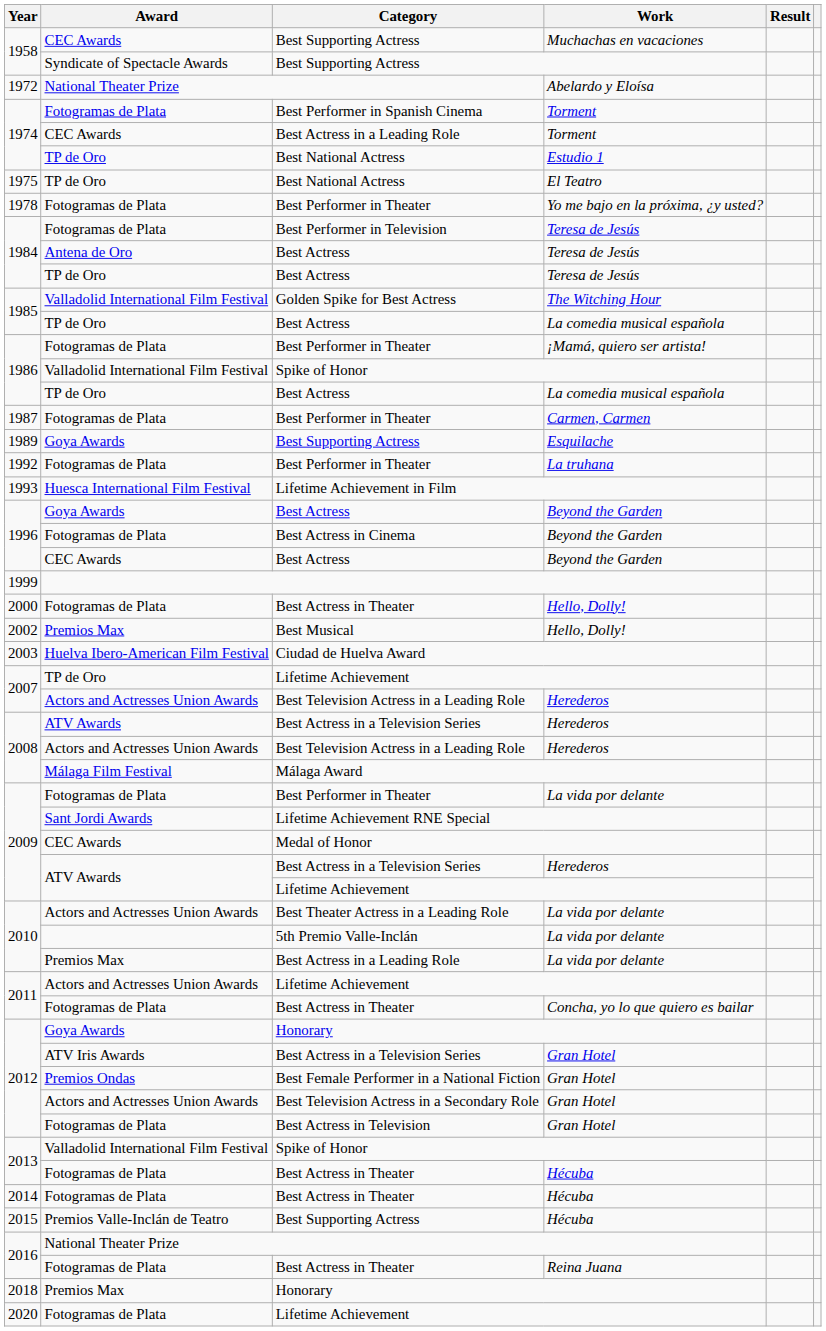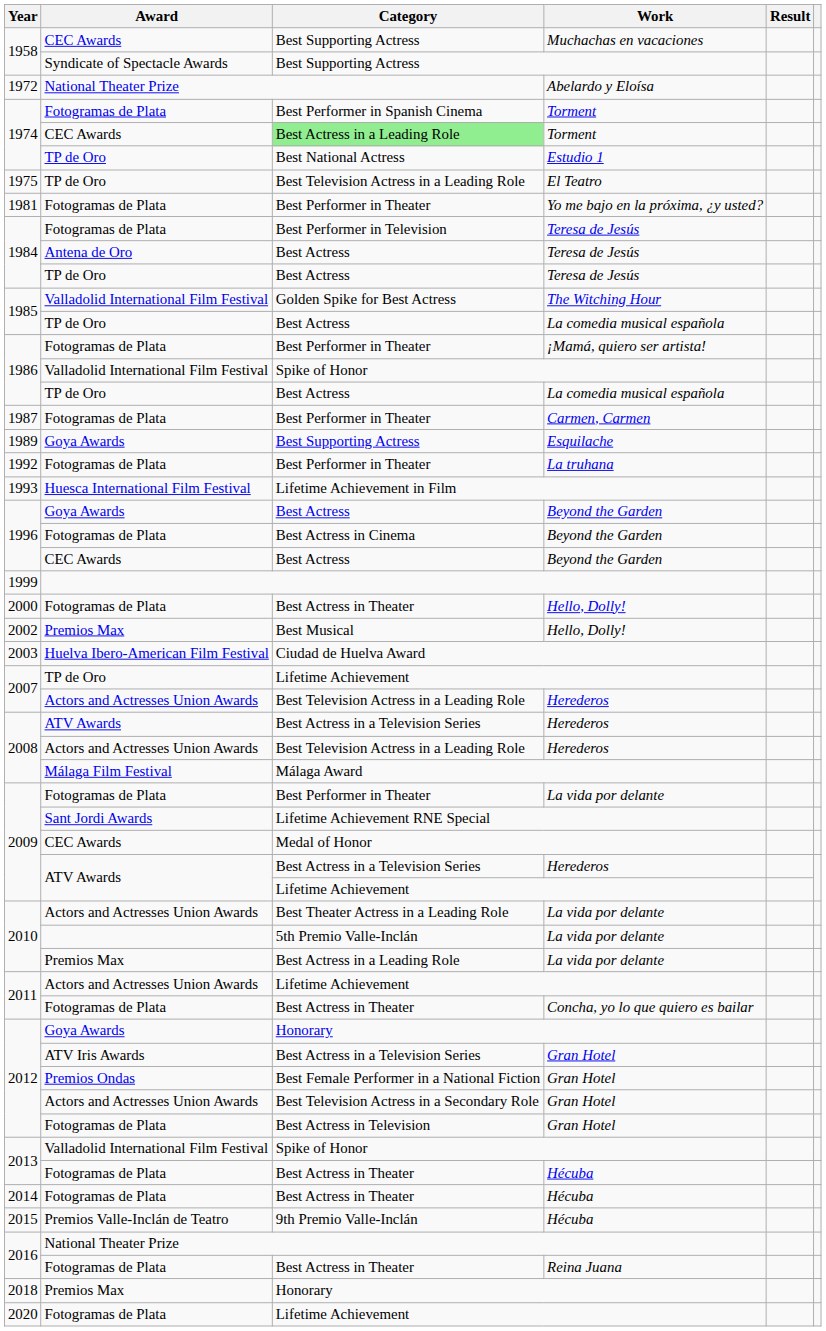(368, 134) no background -> (368, 134) lightgreen background
(340, 181) Best National Actress -> (400, 181) Best Television Actress in a Leading Role
(23, 205) 1978 -> (23, 205) 1981
(348, 1219) Best Supporting Actress -> (347, 1219) 9th Premio Valle-Inclán
